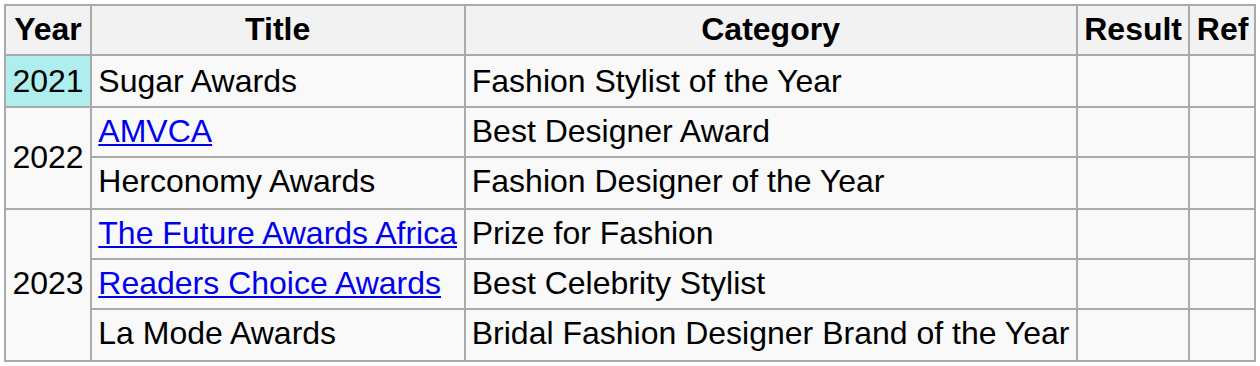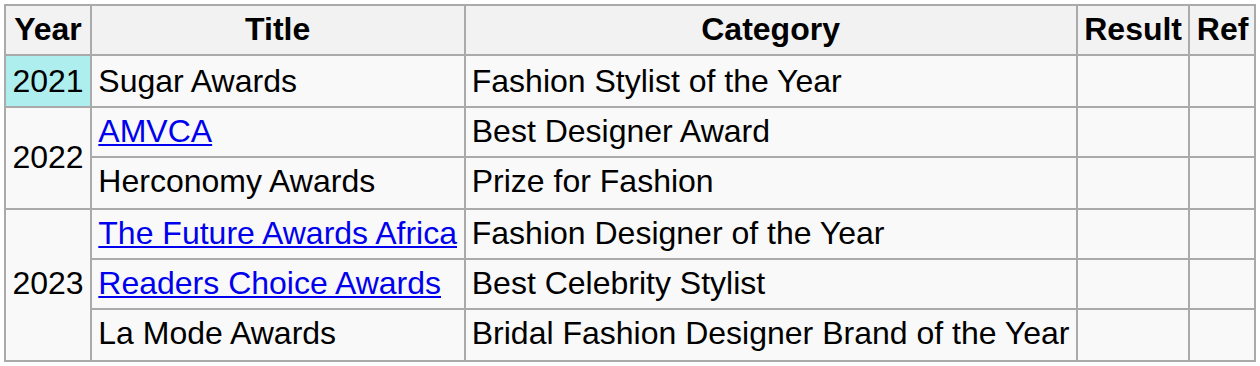(678, 182) Fashion Designer of the Year -> (593, 182) Prize for Fashion
(593, 232) Prize for Fashion -> (678, 232) Fashion Designer of the Year
